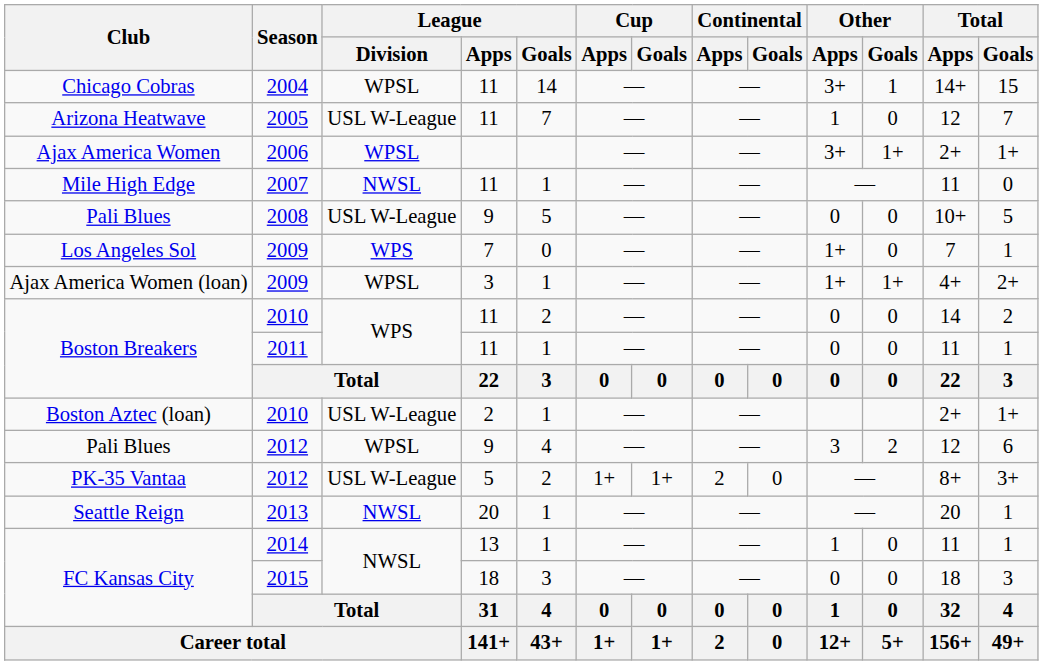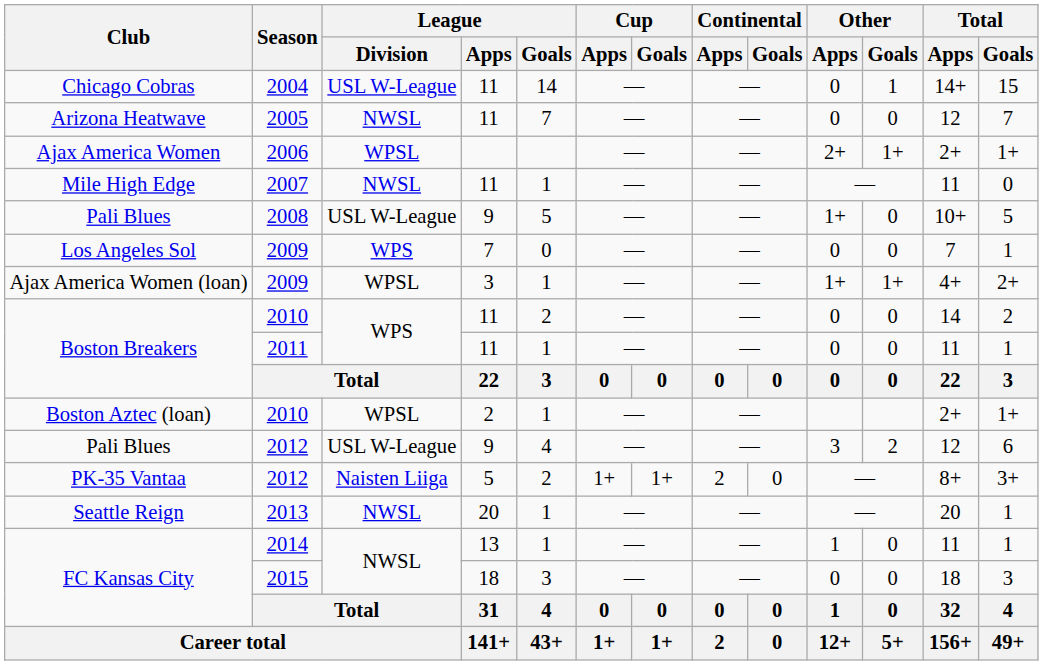(392, 86) WPSL -> (392, 86) USL W-League
(835, 86) 3+ -> (835, 86) 0
(392, 119) USL W-League -> (392, 119) NWSL
(835, 119) 1 -> (835, 119) 0
(835, 151) 3+ -> (835, 151) 2+
(835, 217) 0 -> (835, 217) 1+
(835, 250) 1+ -> (835, 250) 0
(392, 413) USL W-League -> (392, 413) WPSL
(392, 446) WPSL -> (392, 446) USL W-League
(392, 479) USL W-League -> (392, 479) Naisten Liiga
